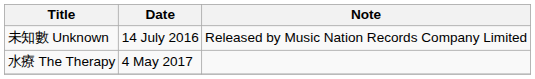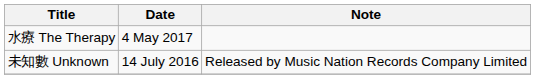rows swapped: (58, 37) <-> (61, 61)
